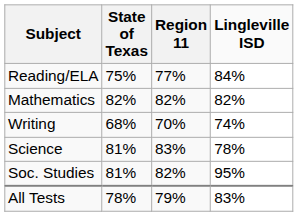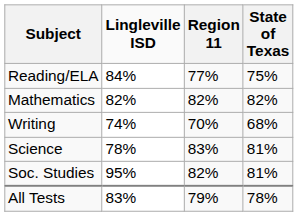columns swapped: (252, 34) <-> (127, 34)
